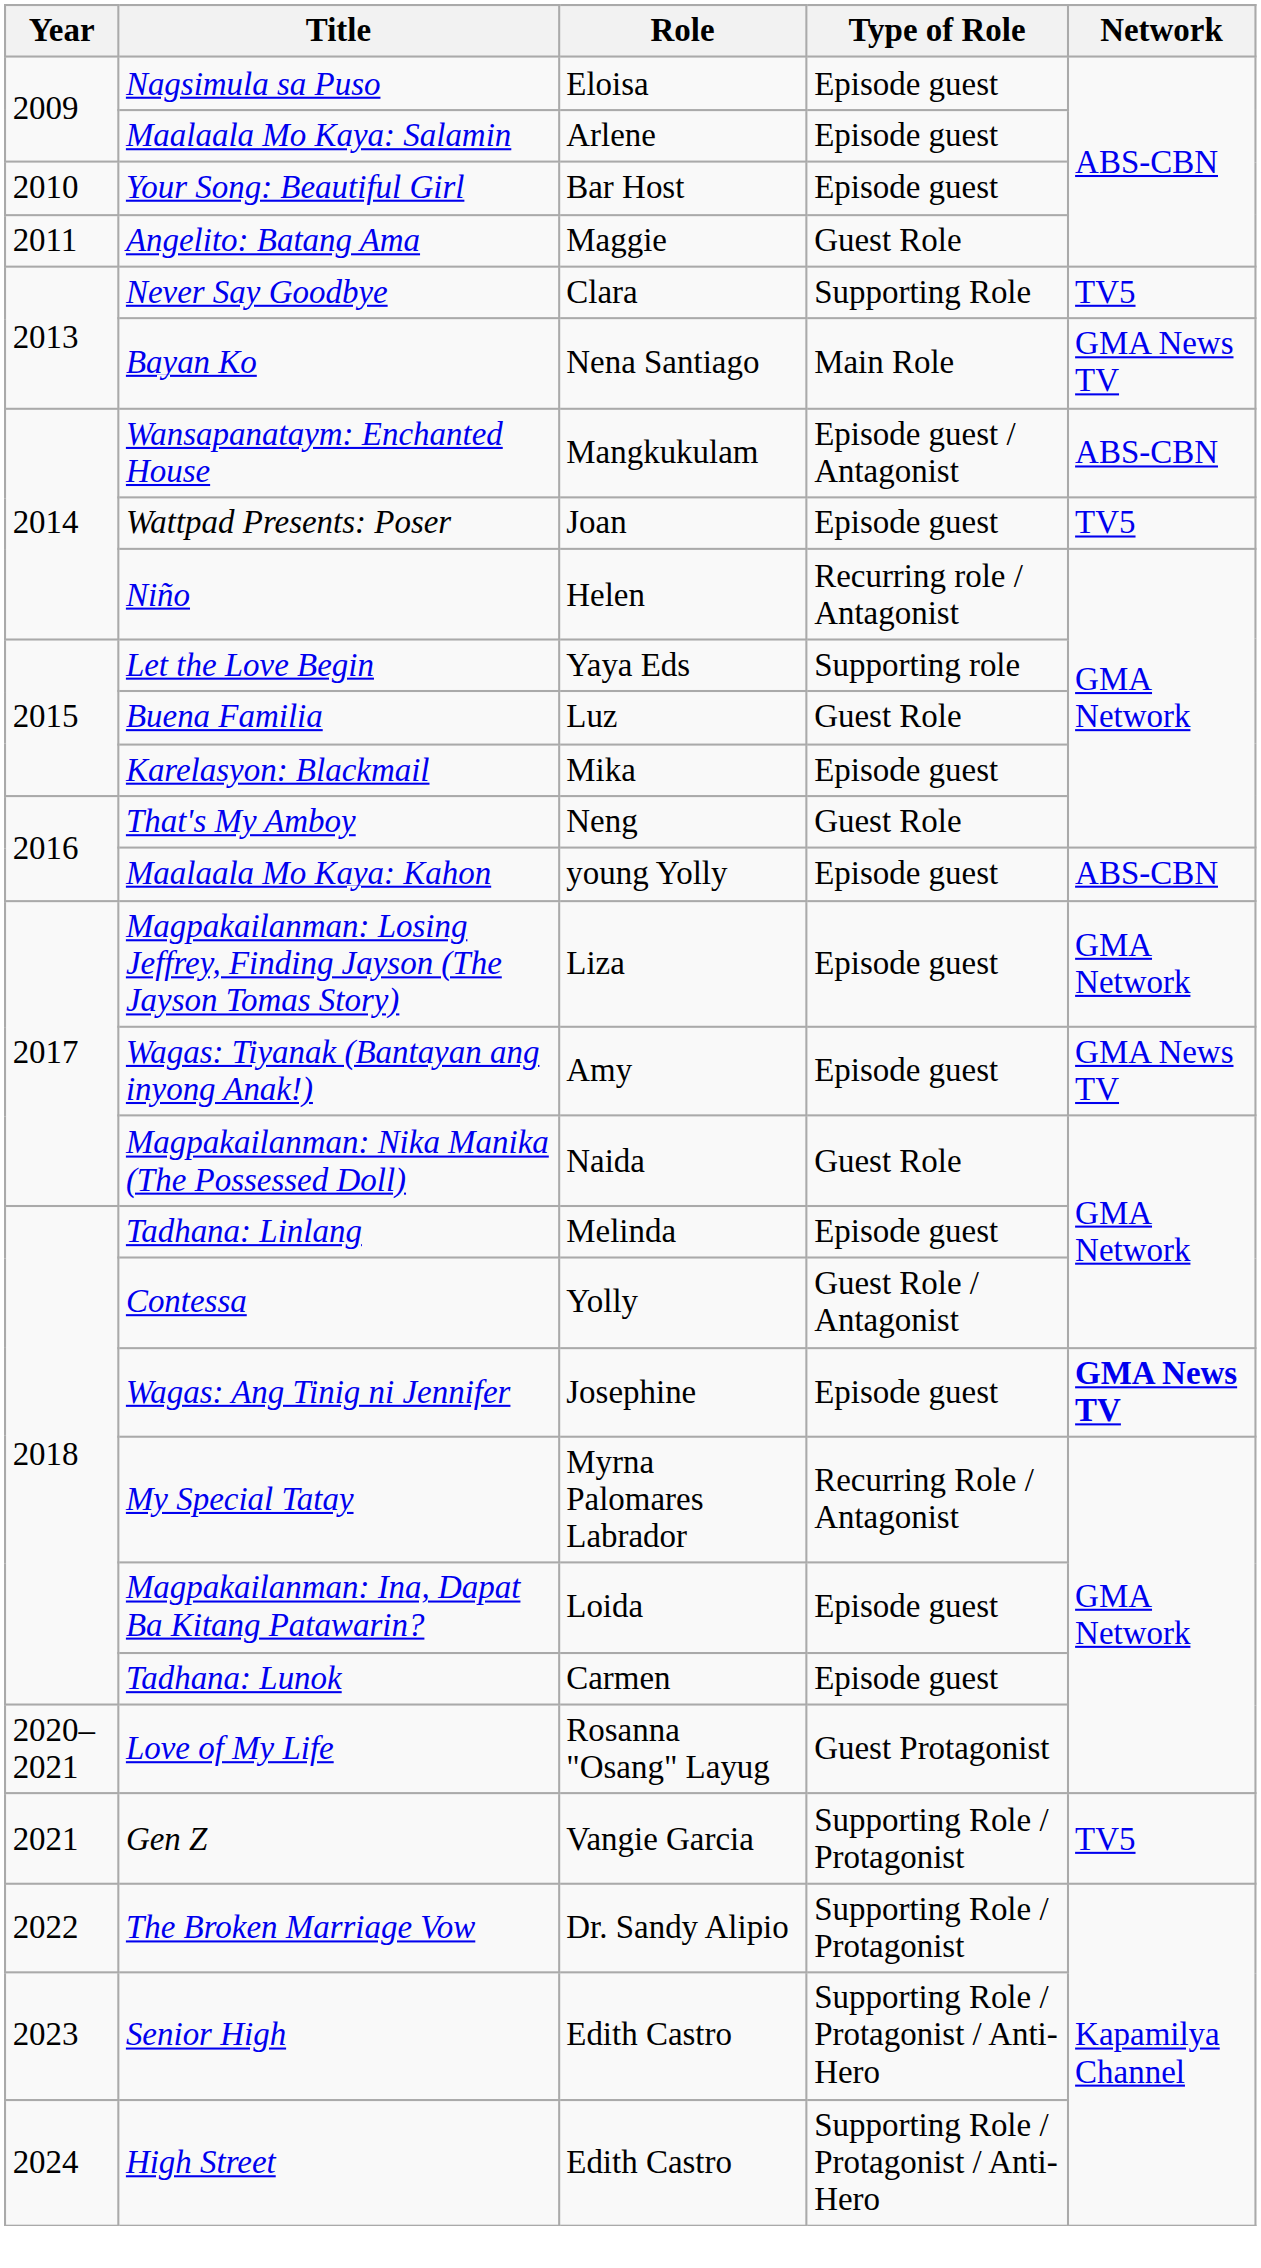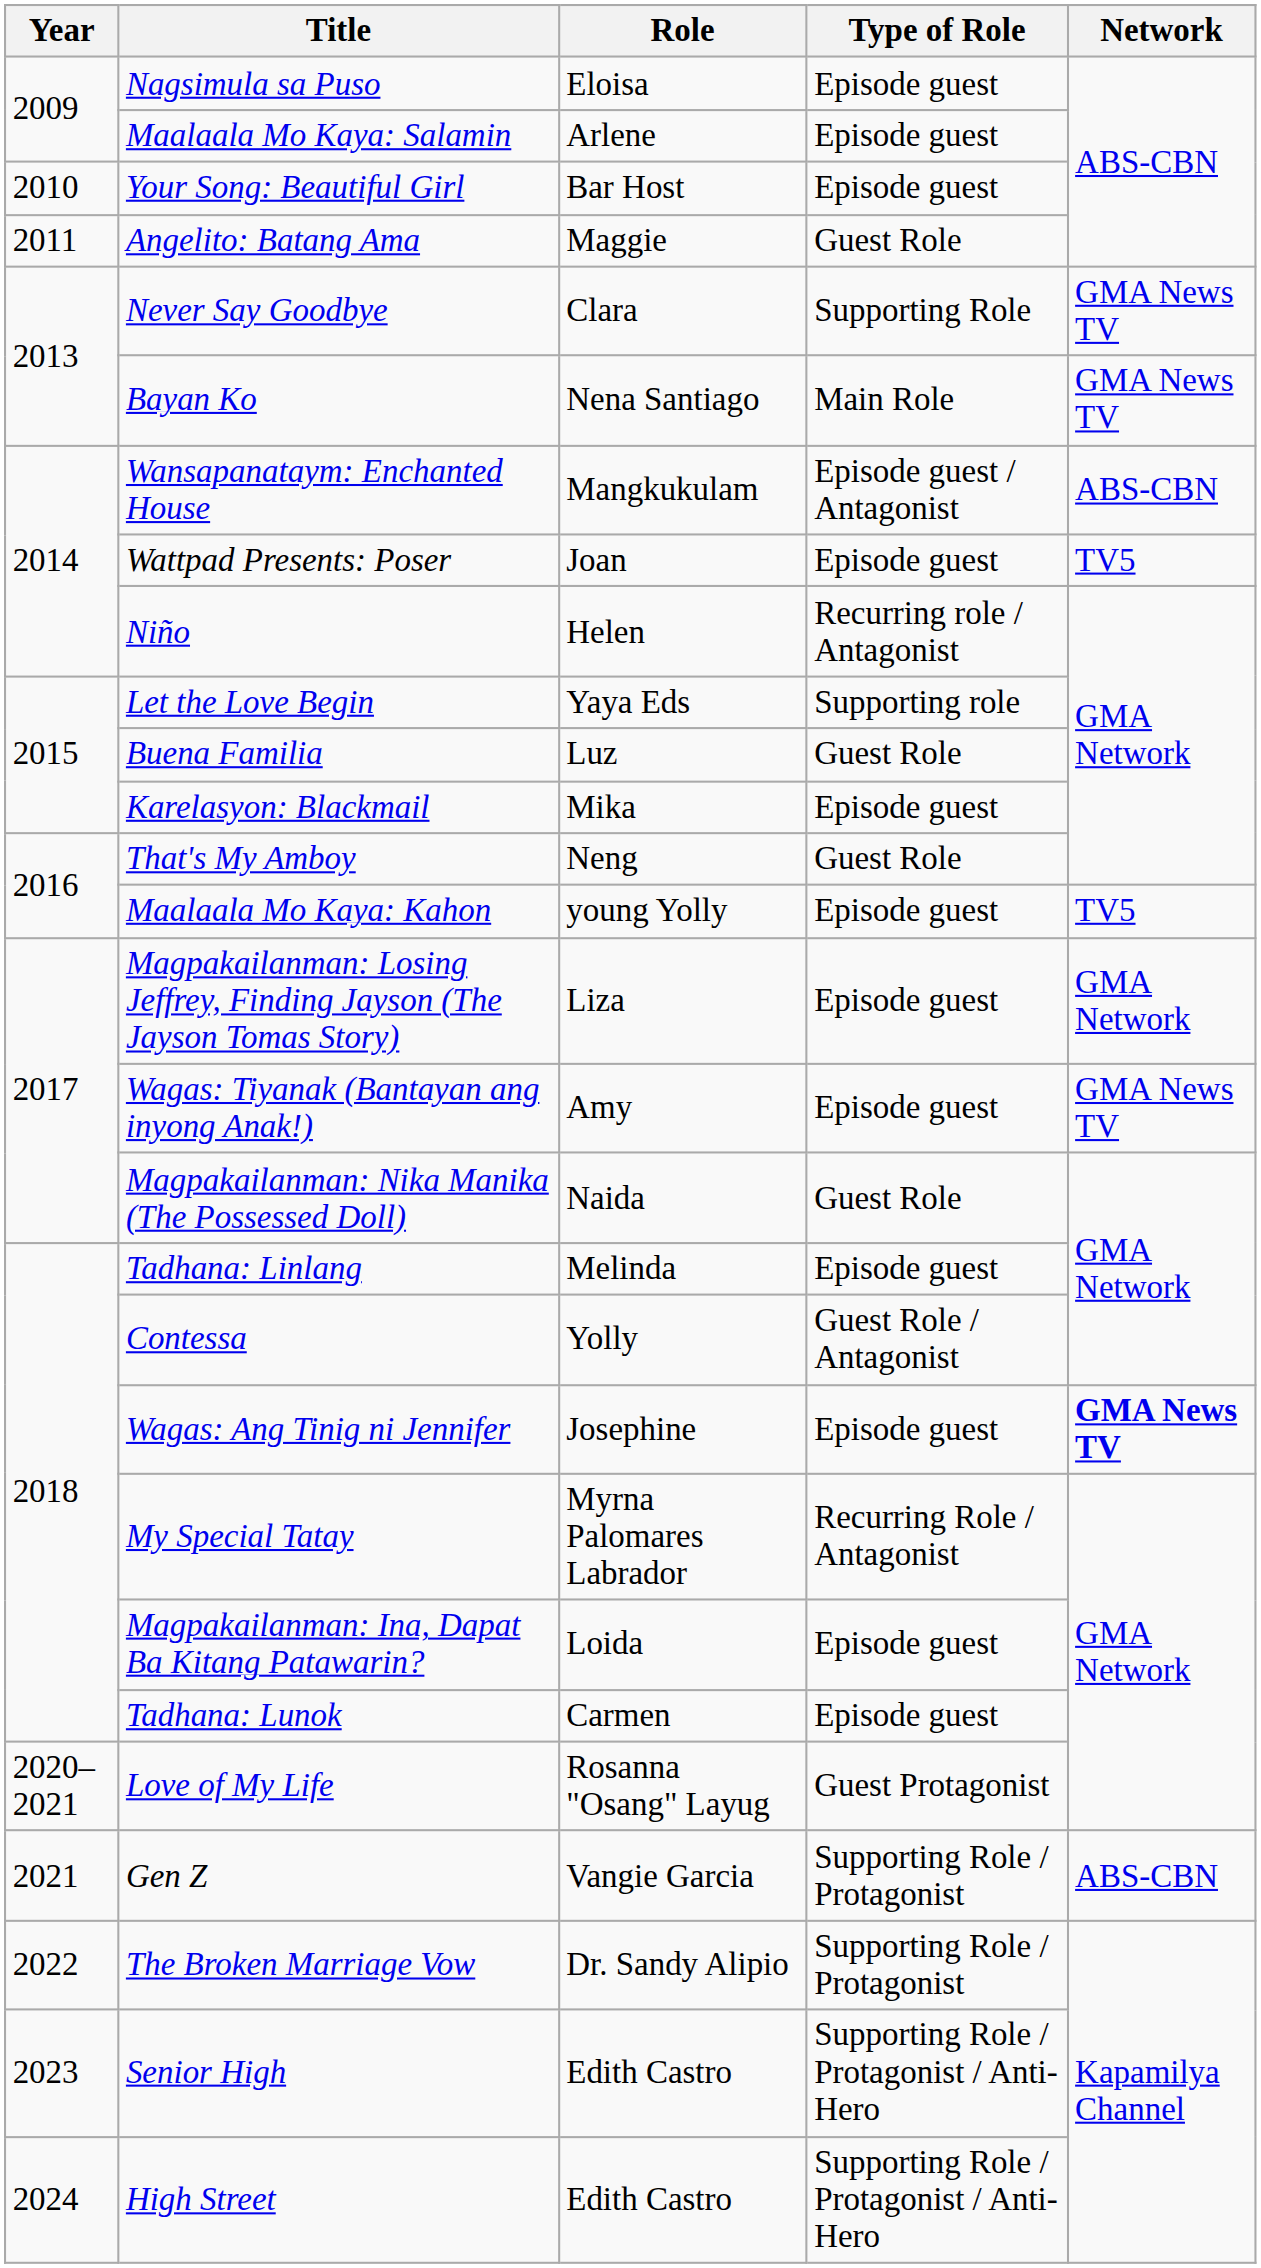(1105, 291) TV5 -> (1154, 310) GMA News TV
(1147, 873) ABS-CBN -> (1105, 910) TV5
(1105, 1838) TV5 -> (1147, 1875) ABS-CBN
